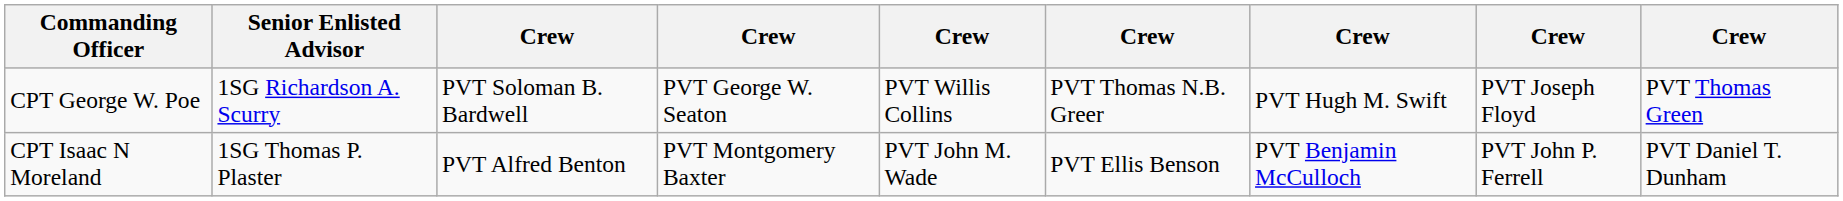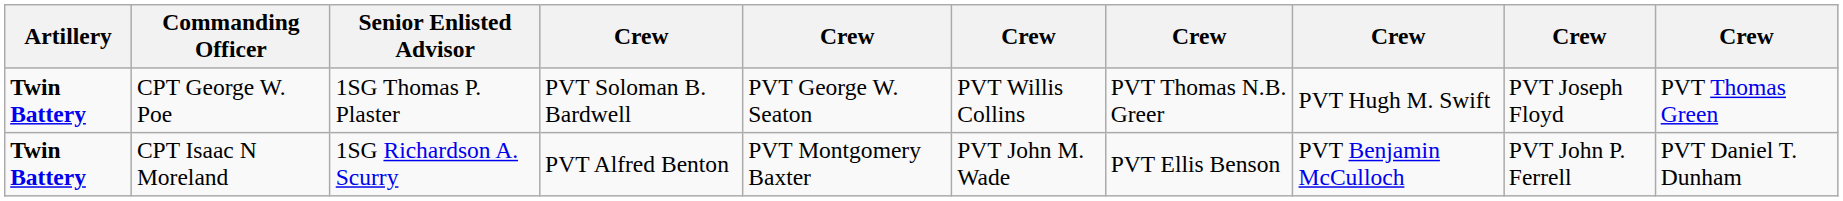+ column: (68, 36)
(309, 100) 1SG Richardson A. Scurry -> (408, 100) 1SG Thomas P. Plaster
(290, 163) 1SG Thomas P. Plaster -> (427, 163) 1SG Richardson A. Scurry
